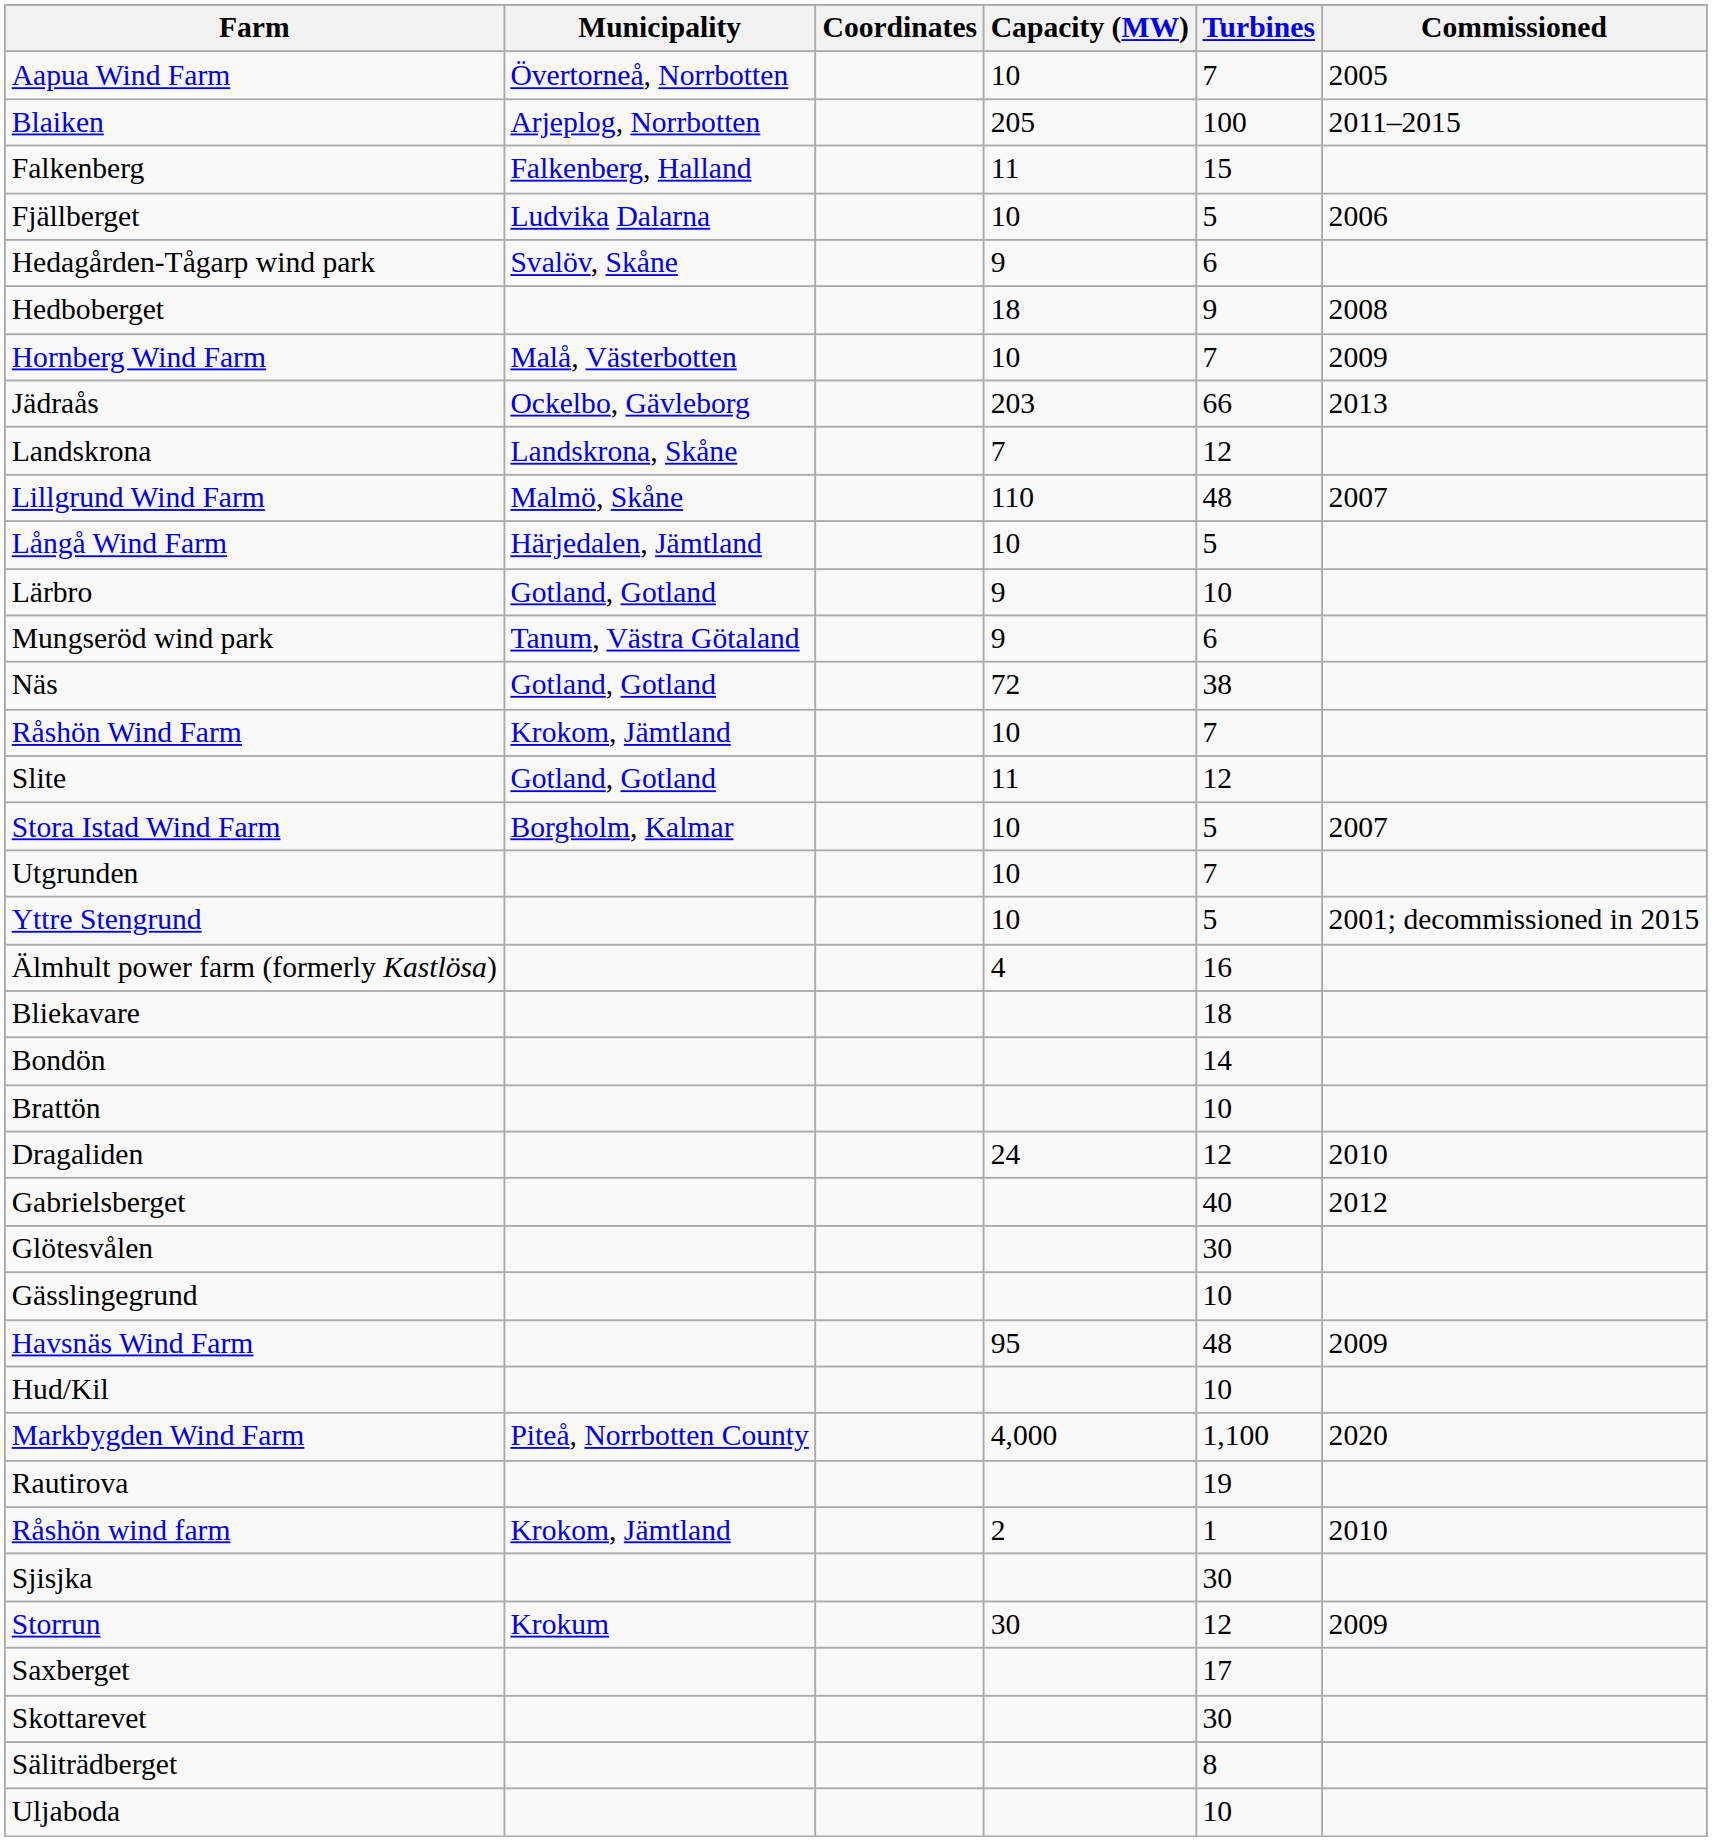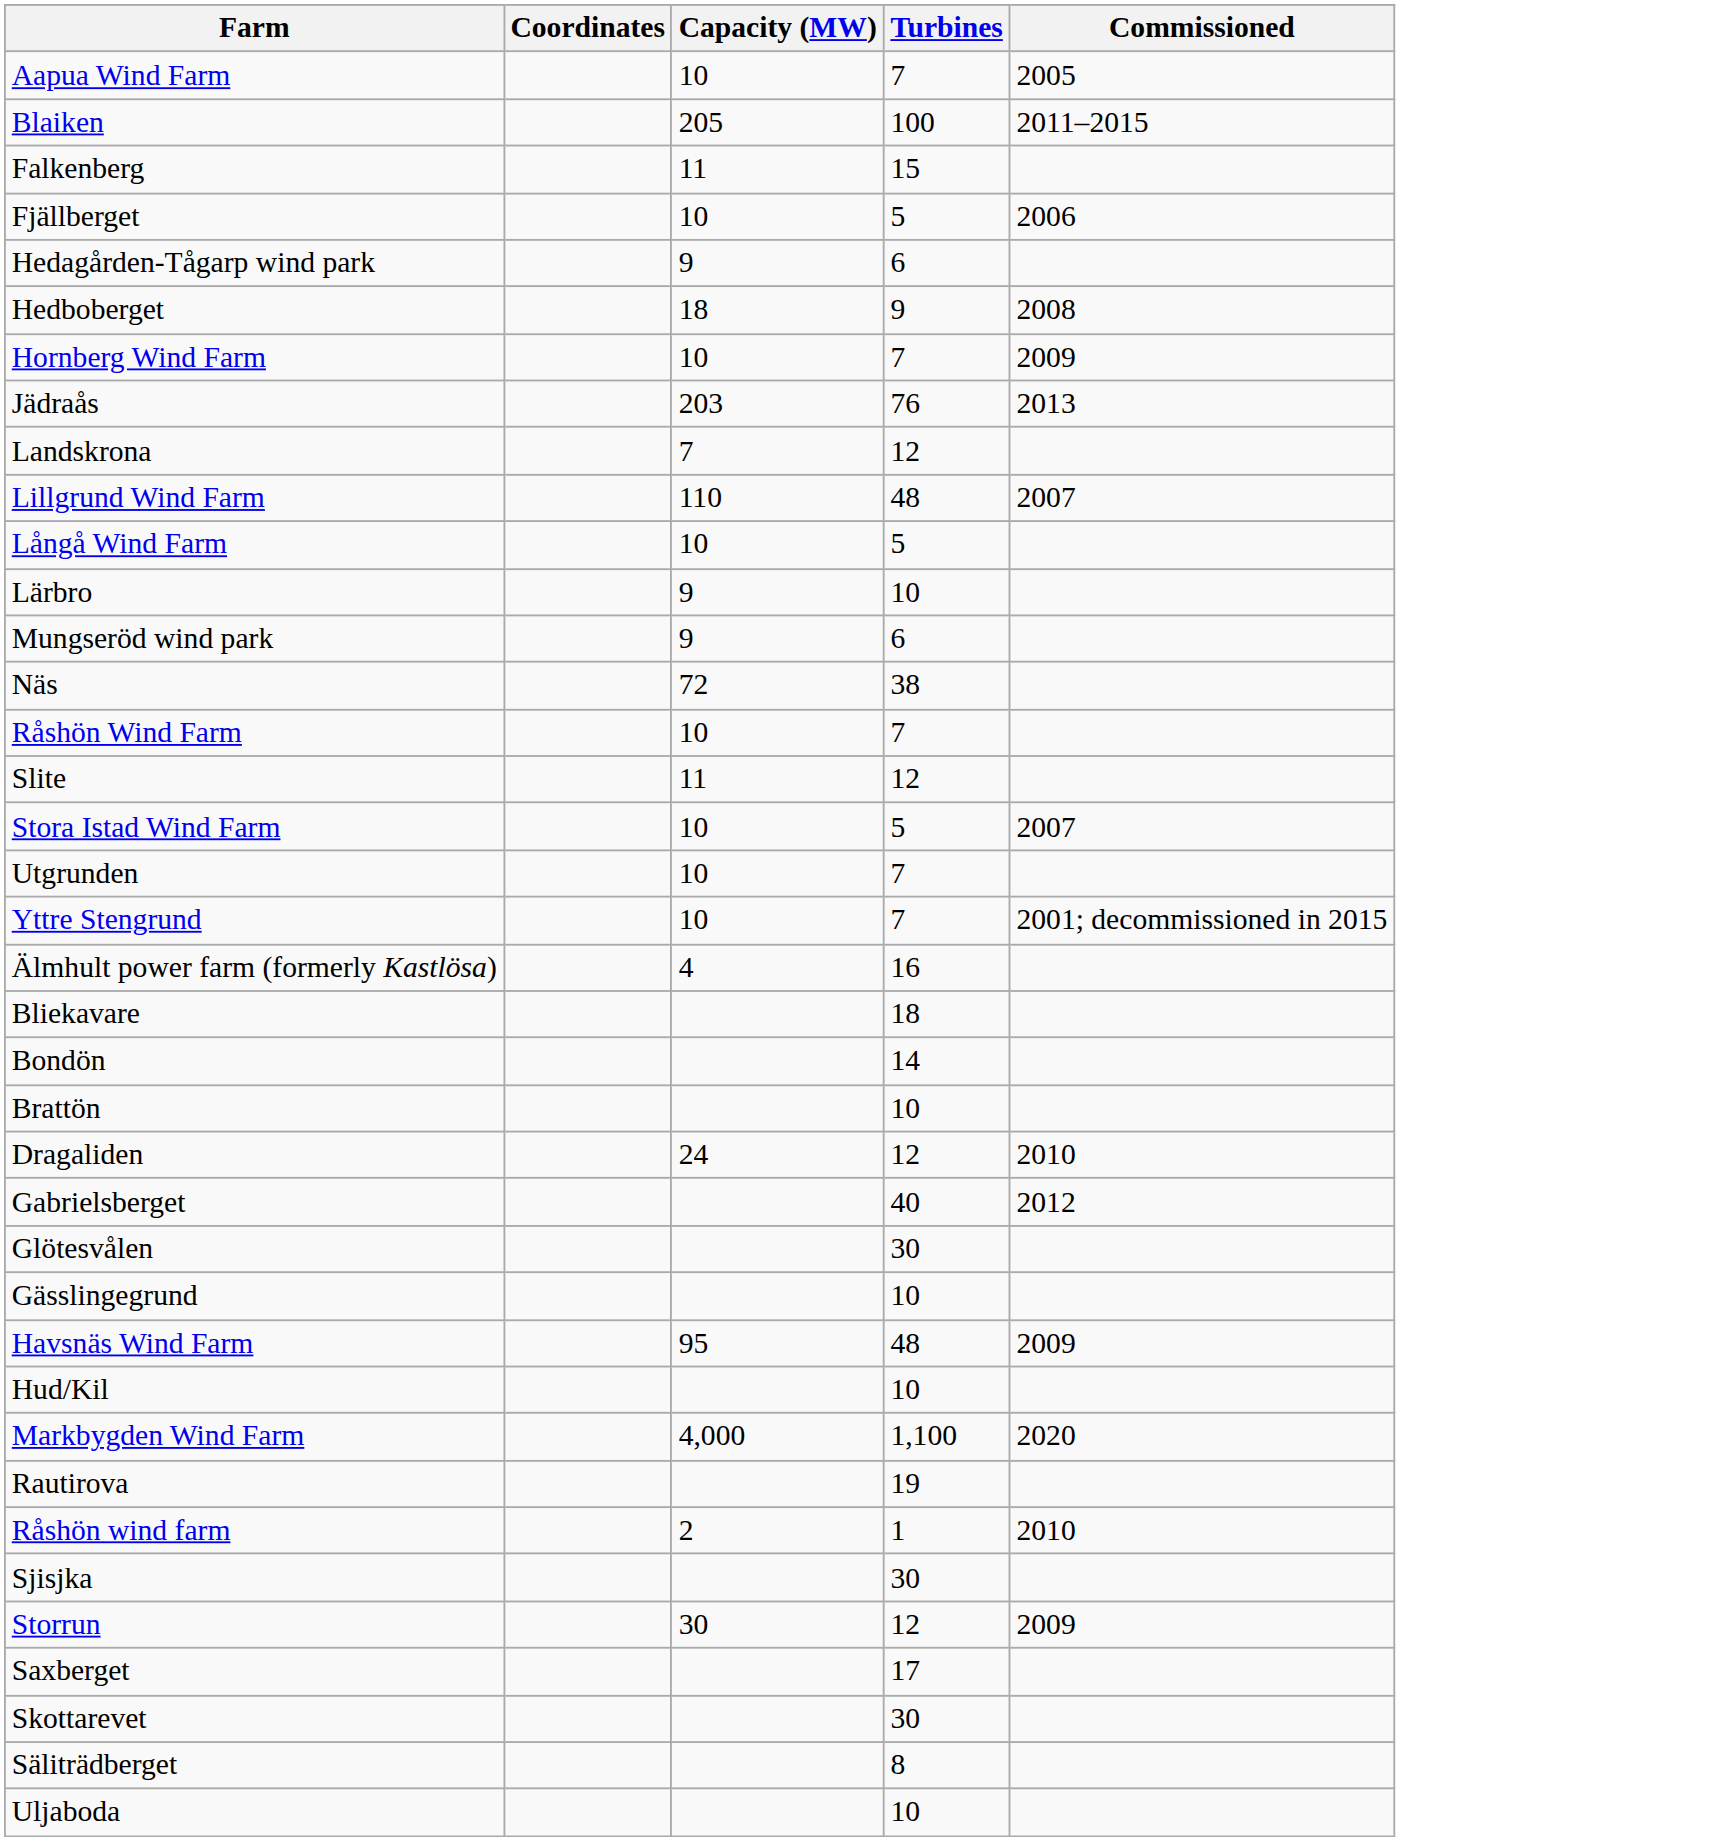- column: (660, 27)
(1217, 403) 66 -> (905, 403) 76
(1210, 919) 5 -> (898, 919) 7
